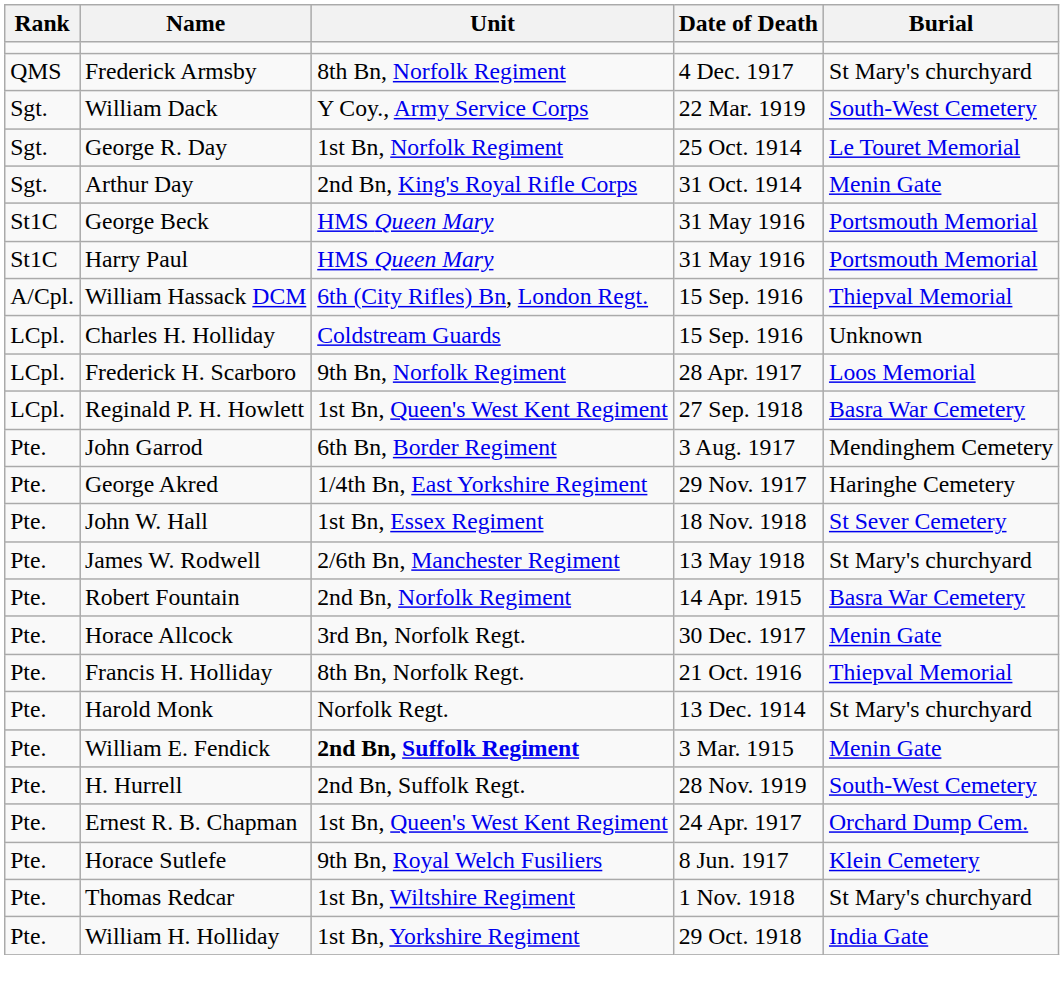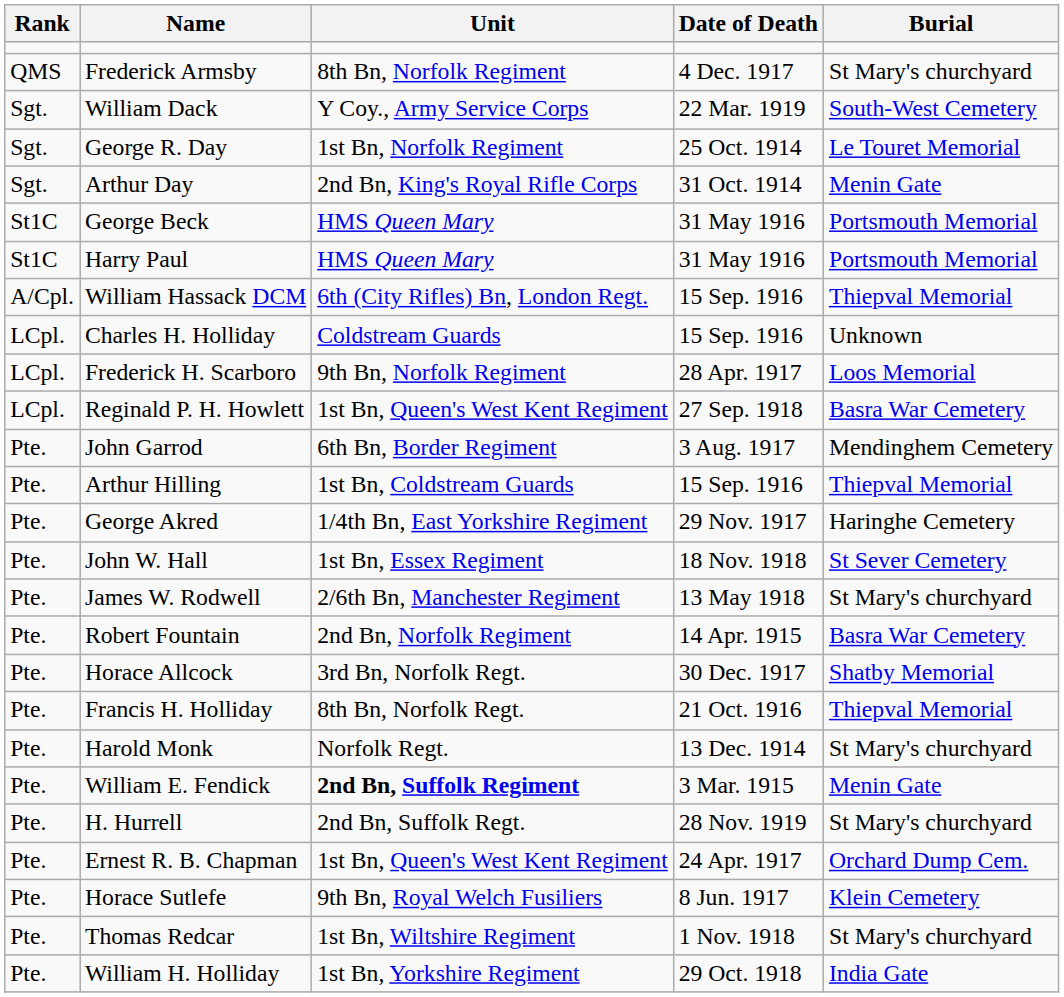+ row: (153, 484)
(885, 635) Menin Gate -> (912, 672) Shatby Memorial
(933, 785) South-West Cemetery -> (930, 822) St Mary's churchyard
